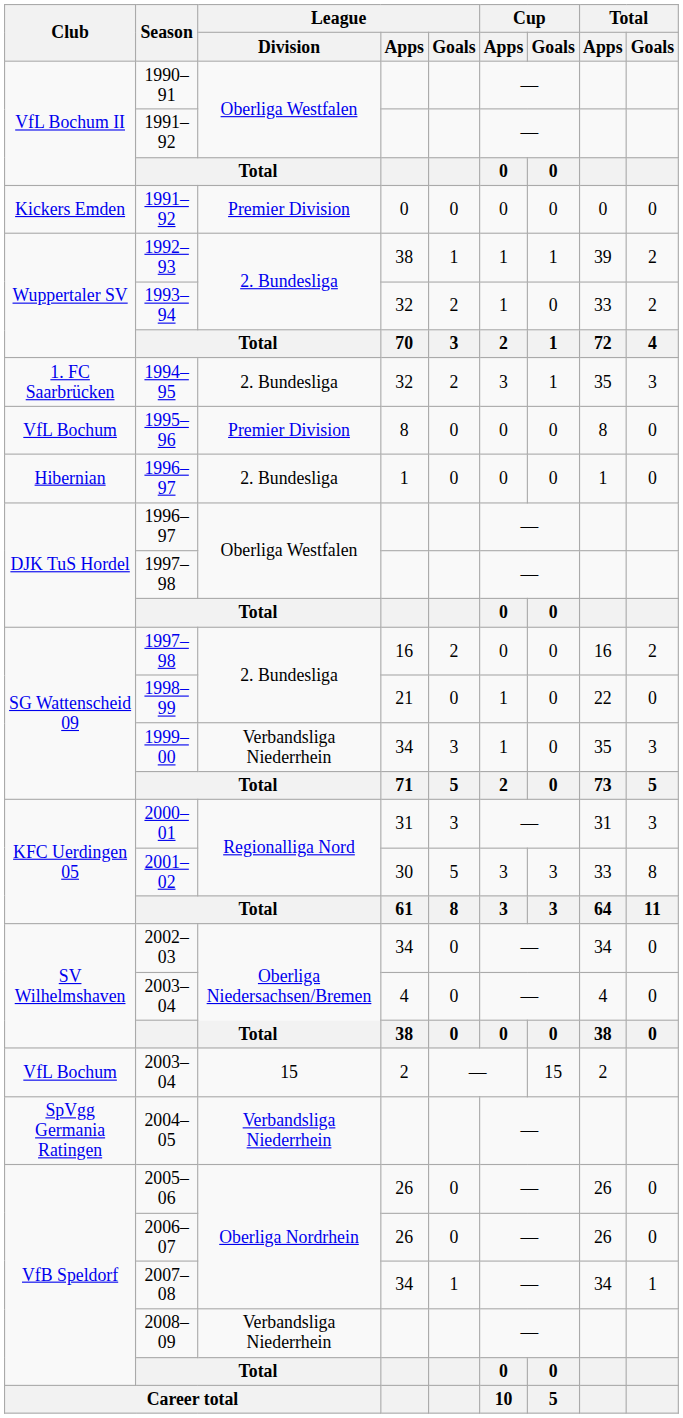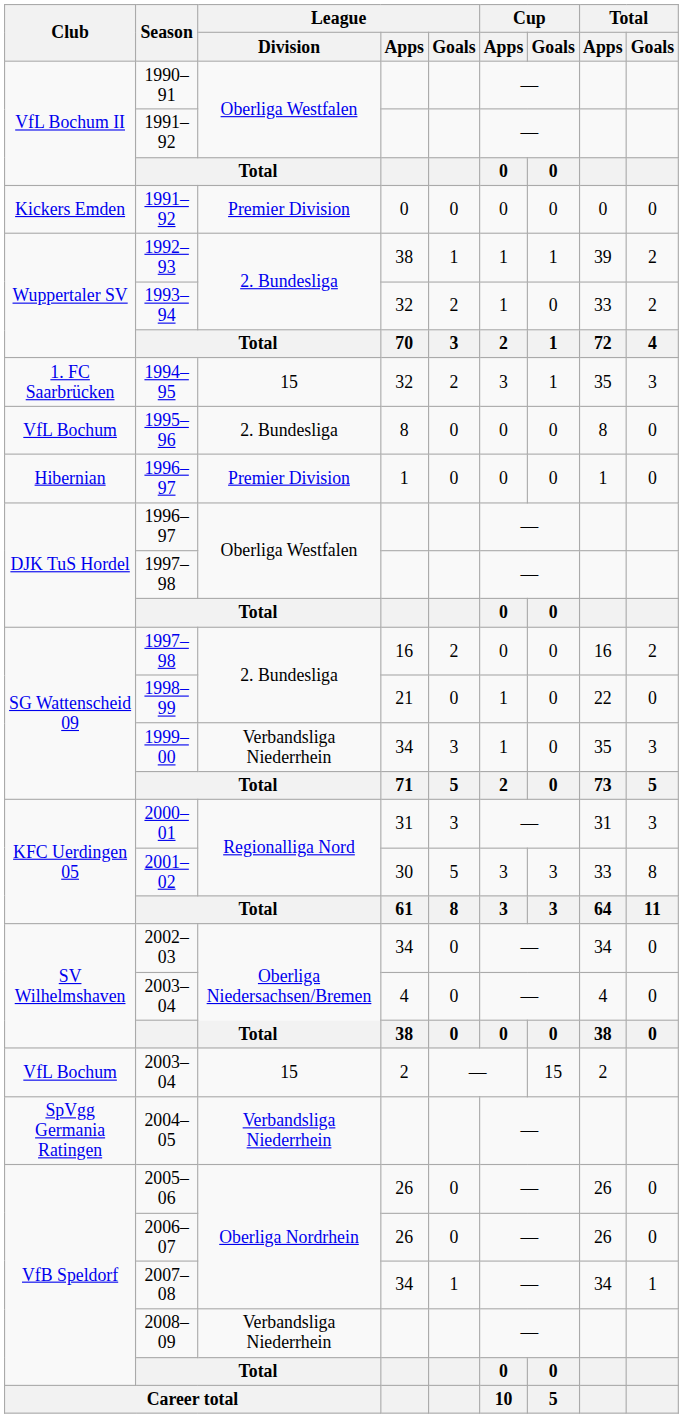(289, 381) 2. Bundesliga -> (289, 381) 15
(289, 430) Premier Division -> (289, 430) 2. Bundesliga
(289, 478) 2. Bundesliga -> (289, 478) Premier Division
